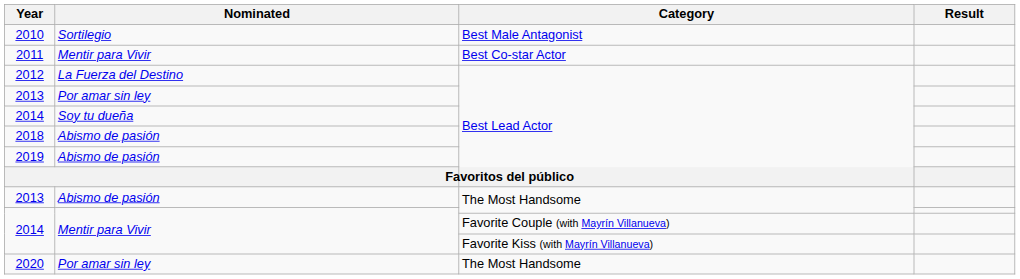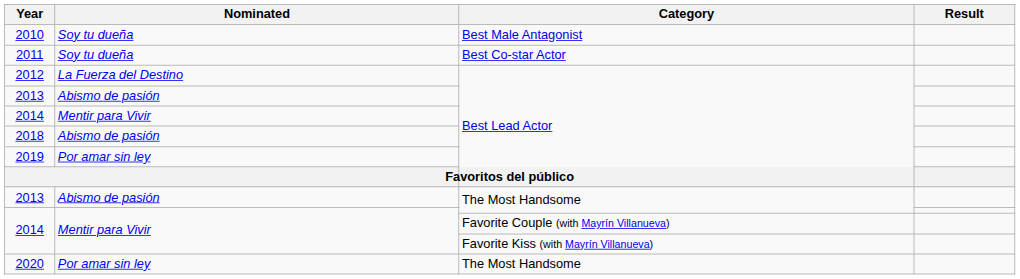(85, 34) Sortilegio -> (96, 34) Soy tu dueña
(104, 55) Mentir para Vivir -> (96, 55) Soy tu dueña
(104, 95) Por amar sin ley -> (109, 95) Abismo de pasión
(96, 116) Soy tu dueña -> (104, 116) Mentir para Vivir
(109, 156) Abismo de pasión -> (104, 156) Por amar sin ley
